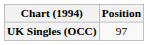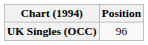(121, 31) 97 -> (121, 31) 96
